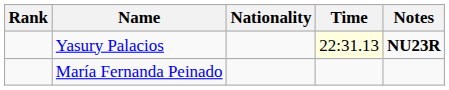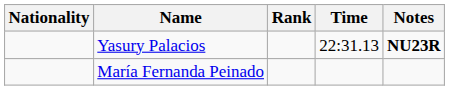columns swapped: (28, 17) <-> (271, 17)
(349, 44) lightyellow background -> (349, 44) no background
